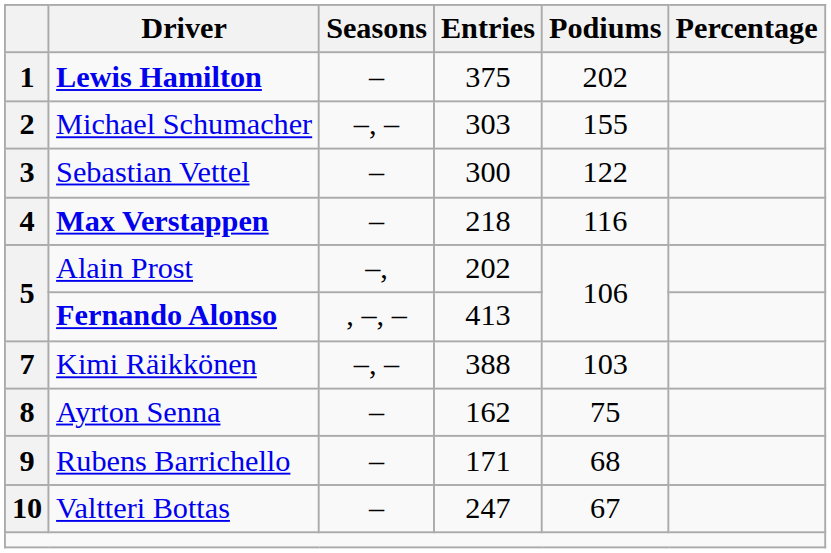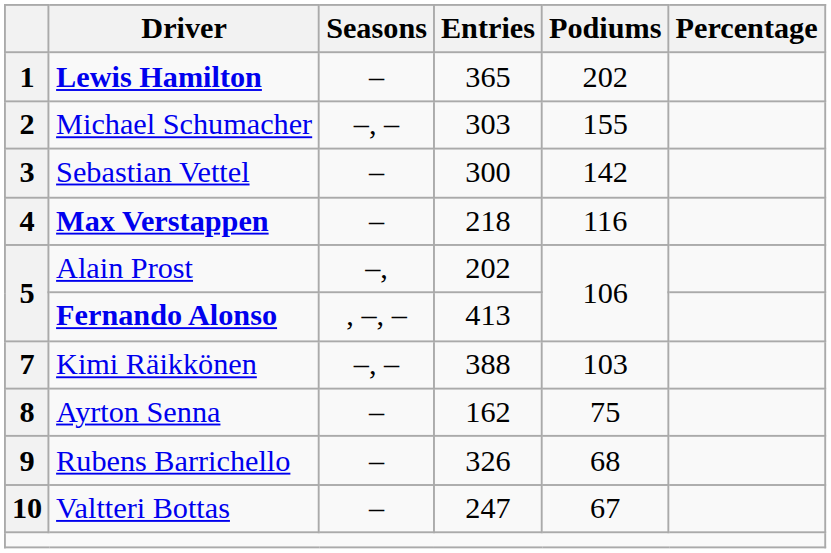(488, 76) 375 -> (488, 76) 365
(605, 172) 122 -> (605, 172) 142
(488, 460) 171 -> (488, 460) 326
